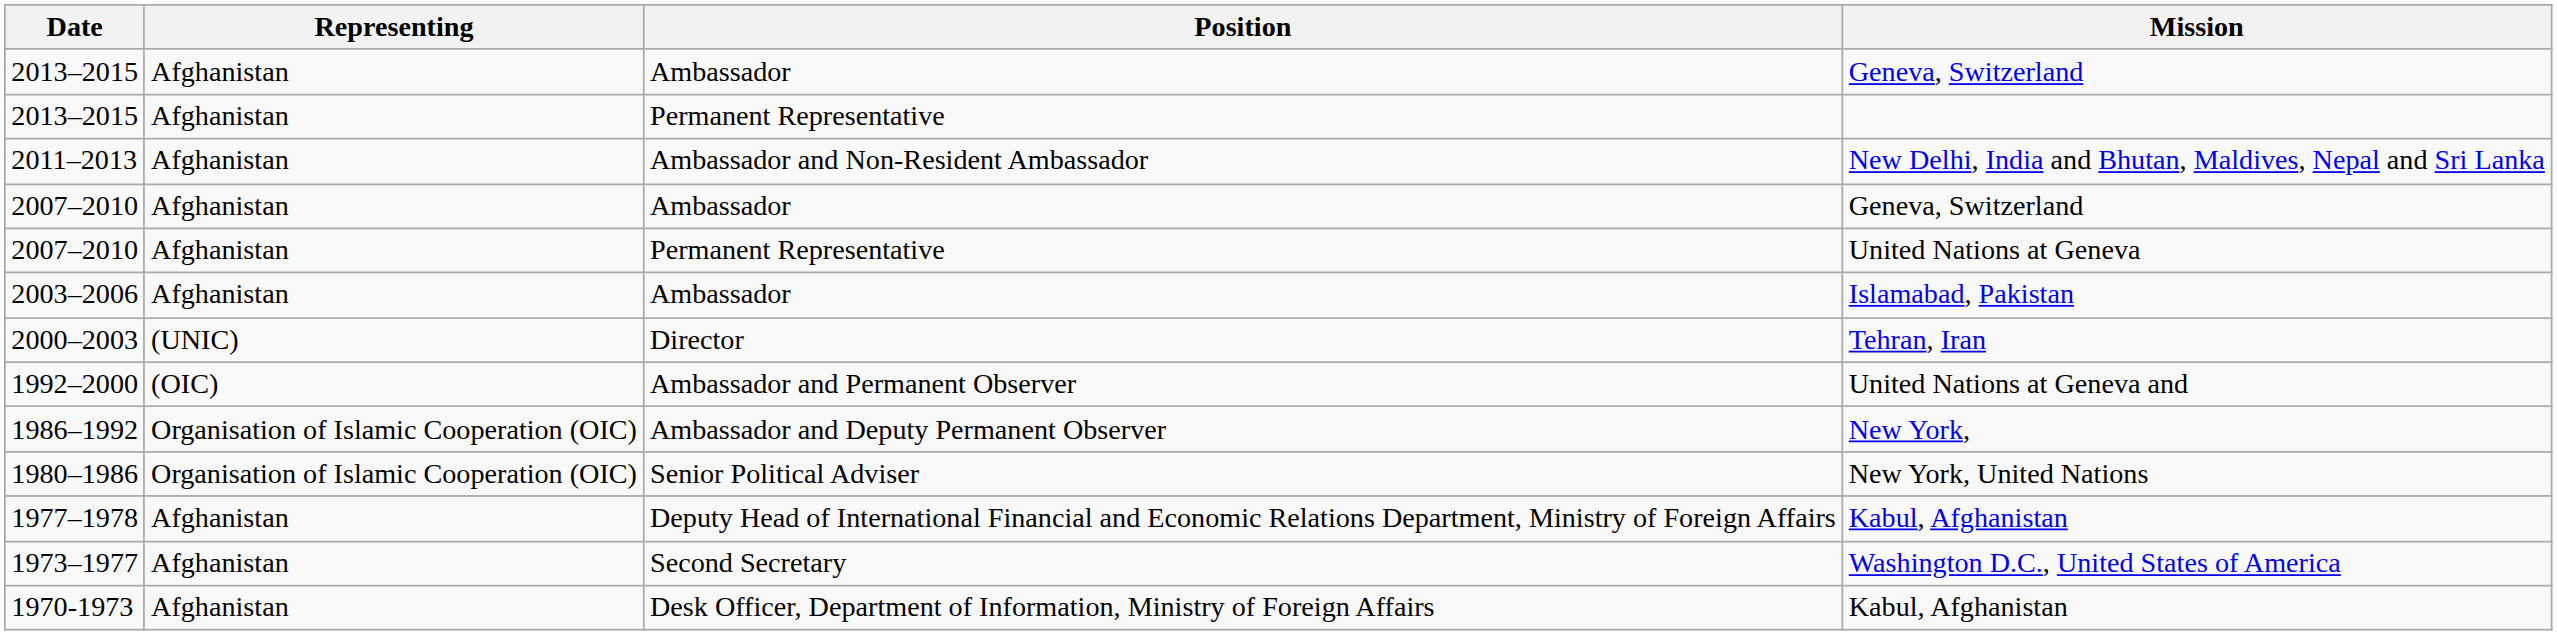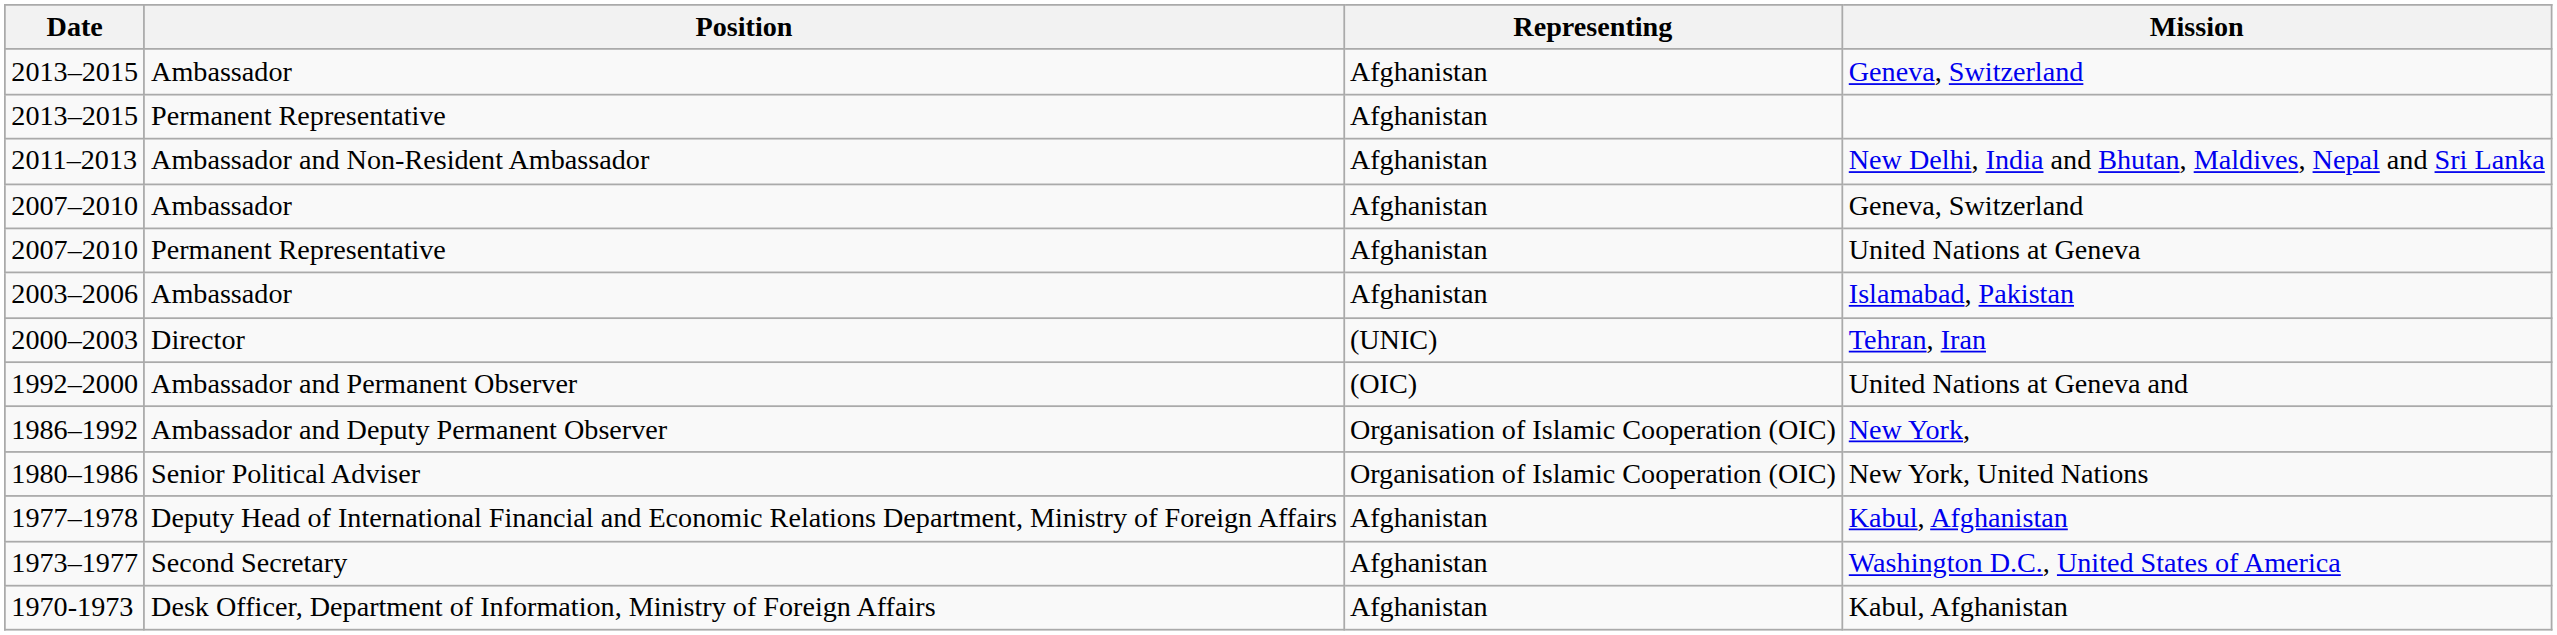columns swapped: (394, 26) <-> (1243, 26)
